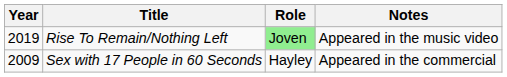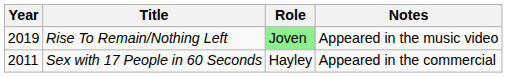(24, 60) 2009 -> (23, 60) 2011
